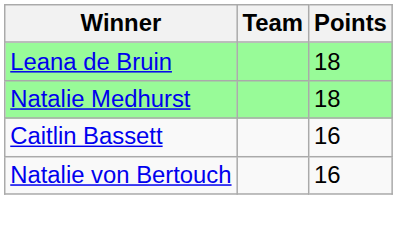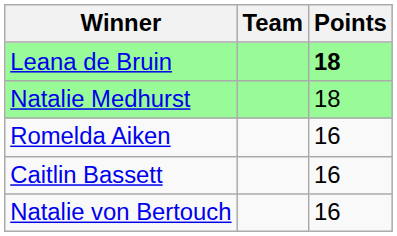(327, 61) normal -> (327, 61) bold
+ row: (90, 136)
